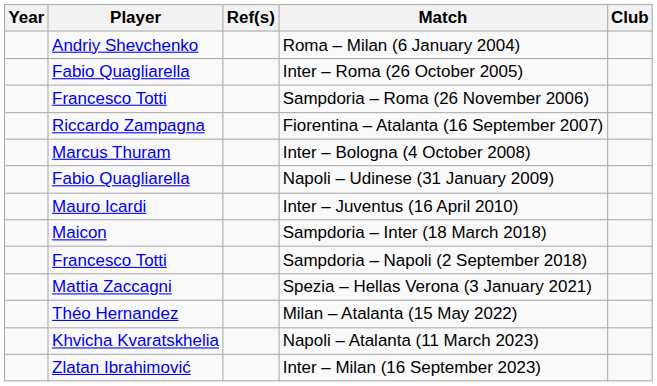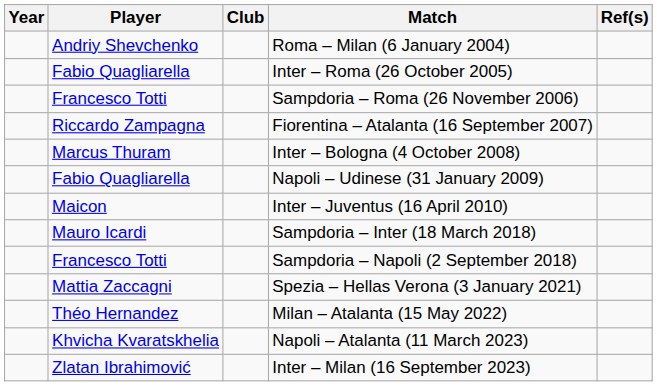columns swapped: (630, 17) <-> (251, 17)
(99, 206) Mauro Icardi -> (79, 206) Maicon
(79, 233) Maicon -> (99, 233) Mauro Icardi
